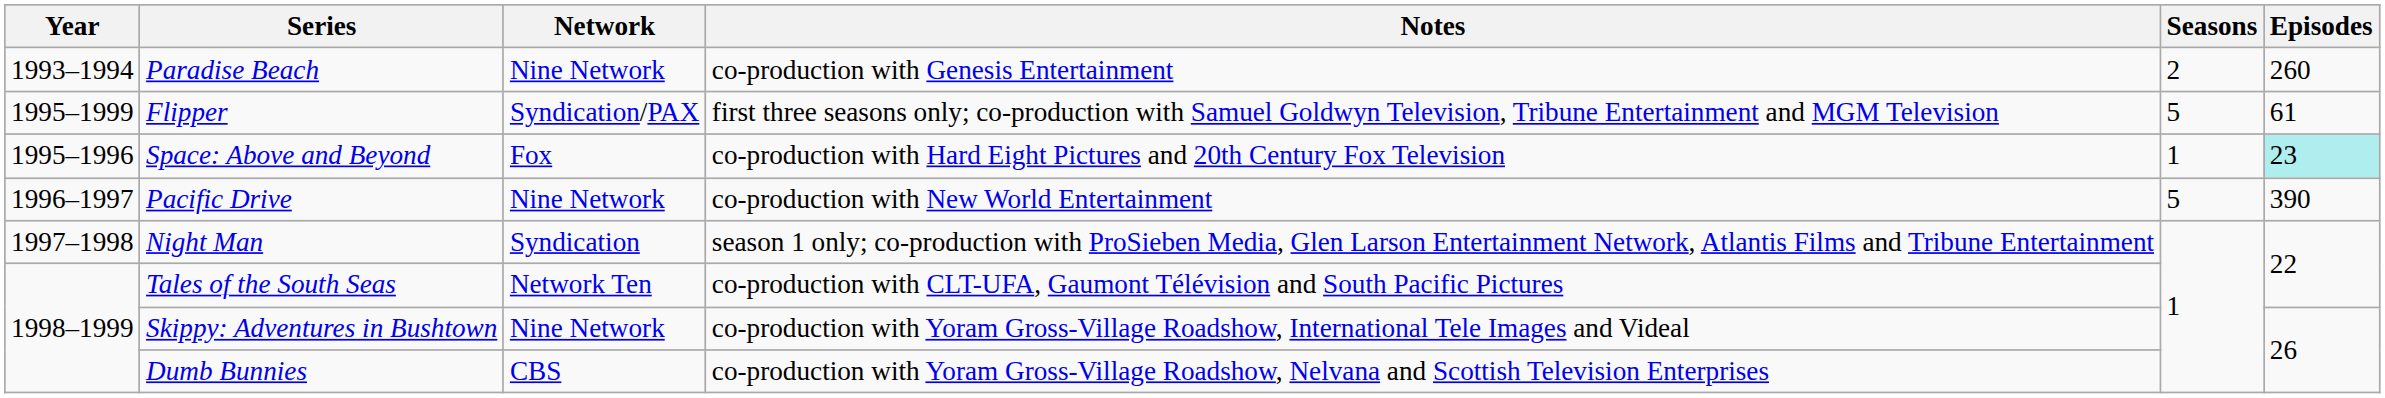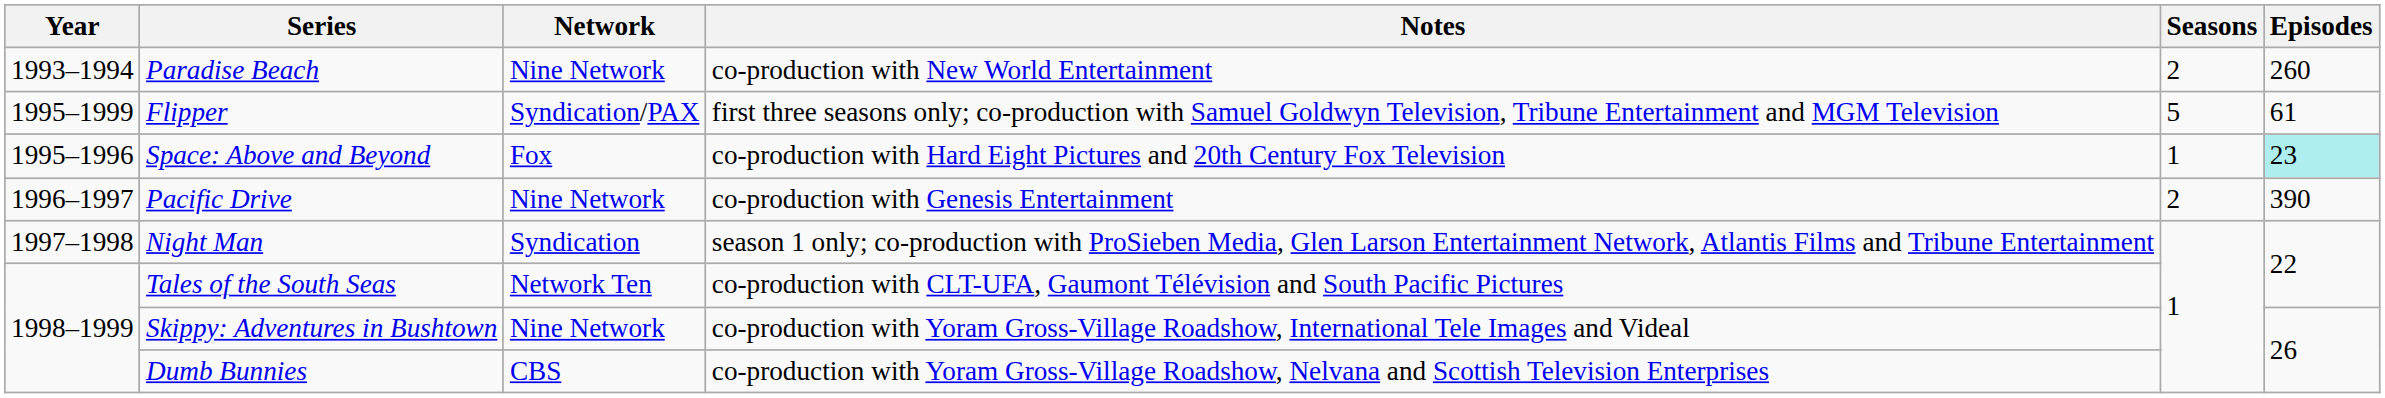(943, 69) co-production with Genesis Entertainment -> (962, 69) co-production with New World Entertainment
(962, 198) co-production with New World Entertainment -> (943, 198) co-production with Genesis Entertainment
(2173, 198) 5 -> (2173, 198) 2
